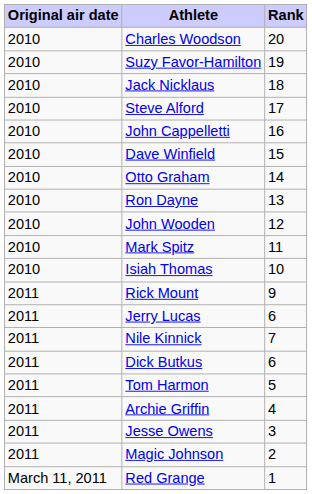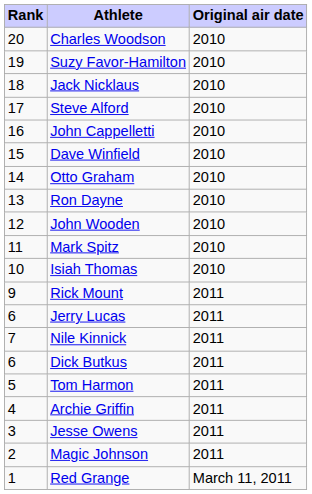columns swapped: (286, 16) <-> (63, 16)
